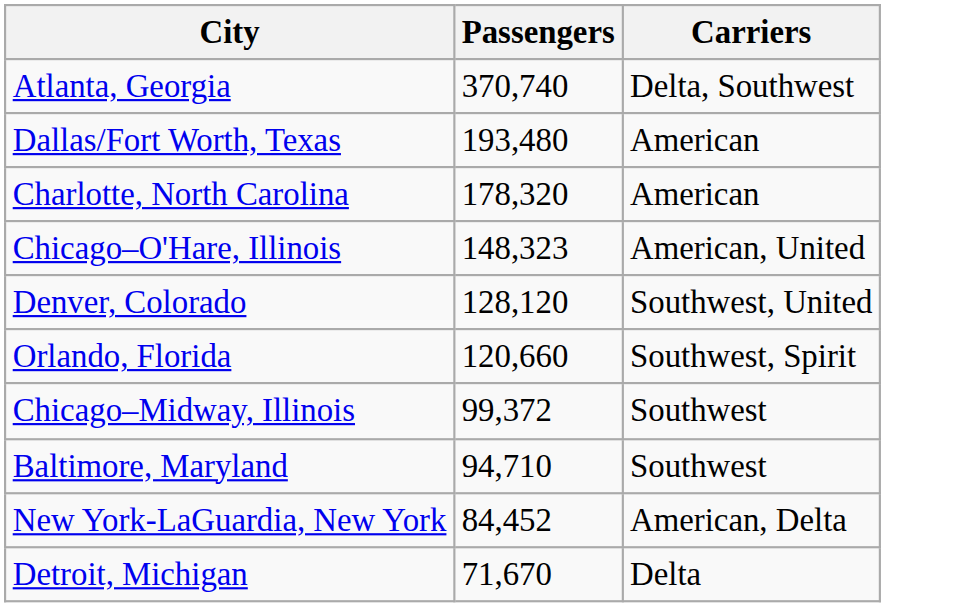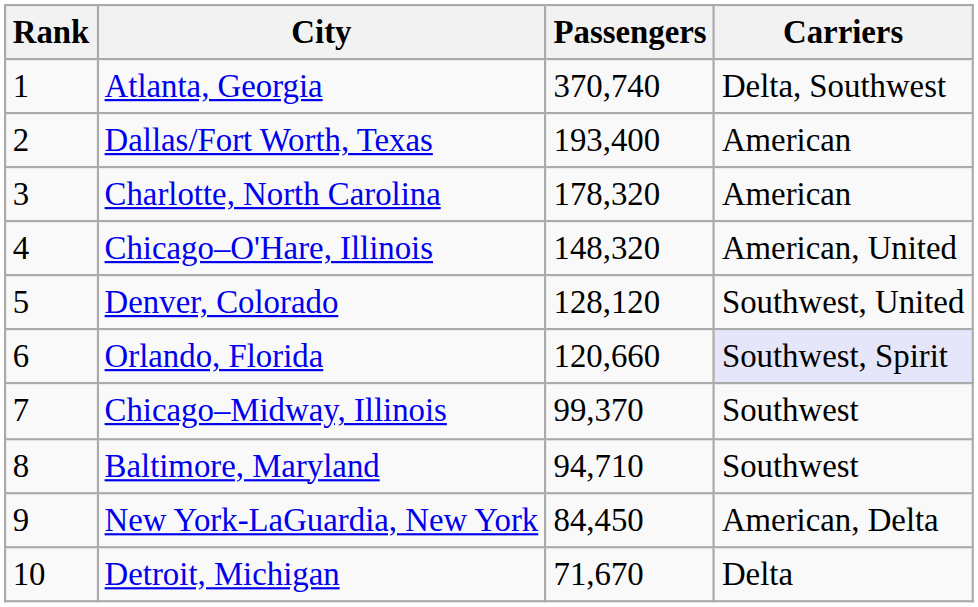+ column: (51, 31)
(515, 140) 193,480 -> (607, 140) 193,400
(515, 248) 148,323 -> (607, 248) 148,320
(743, 356) no background -> (835, 356) lavender background
(507, 410) 99,372 -> (599, 410) 99,370
(507, 518) 84,452 -> (599, 518) 84,450
